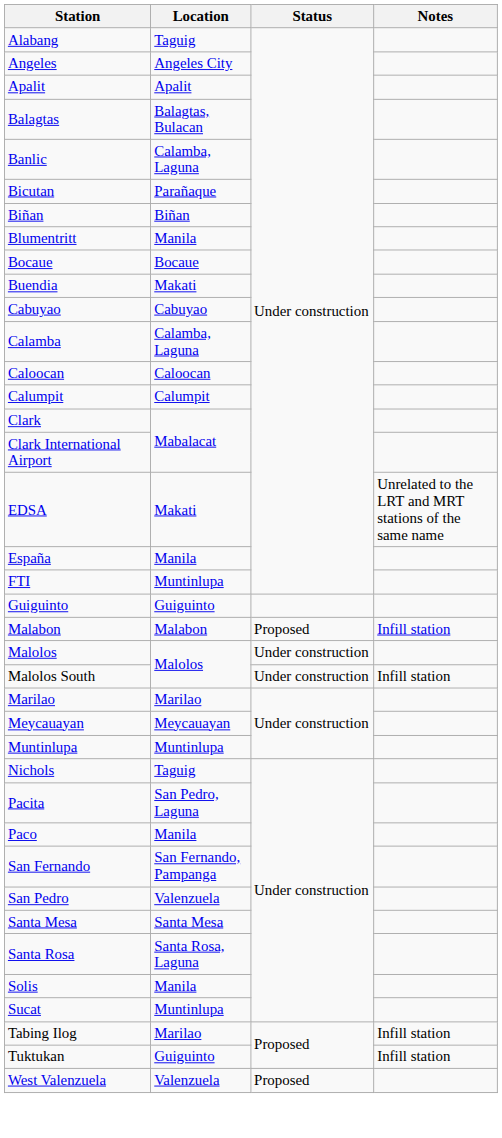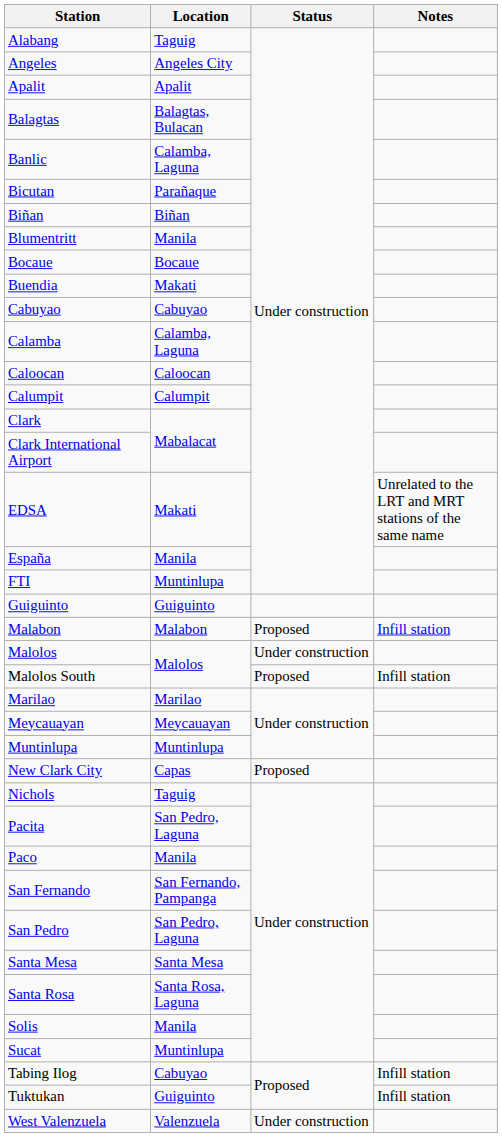(311, 676) Under construction -> (282, 676) Proposed
+ row: (55, 770)
(187, 898) Valenzuela -> (186, 930) San Pedro, Laguna
(178, 1033) Marilao -> (181, 1073) Cabuyao
(282, 1080) Proposed -> (311, 1120) Under construction
